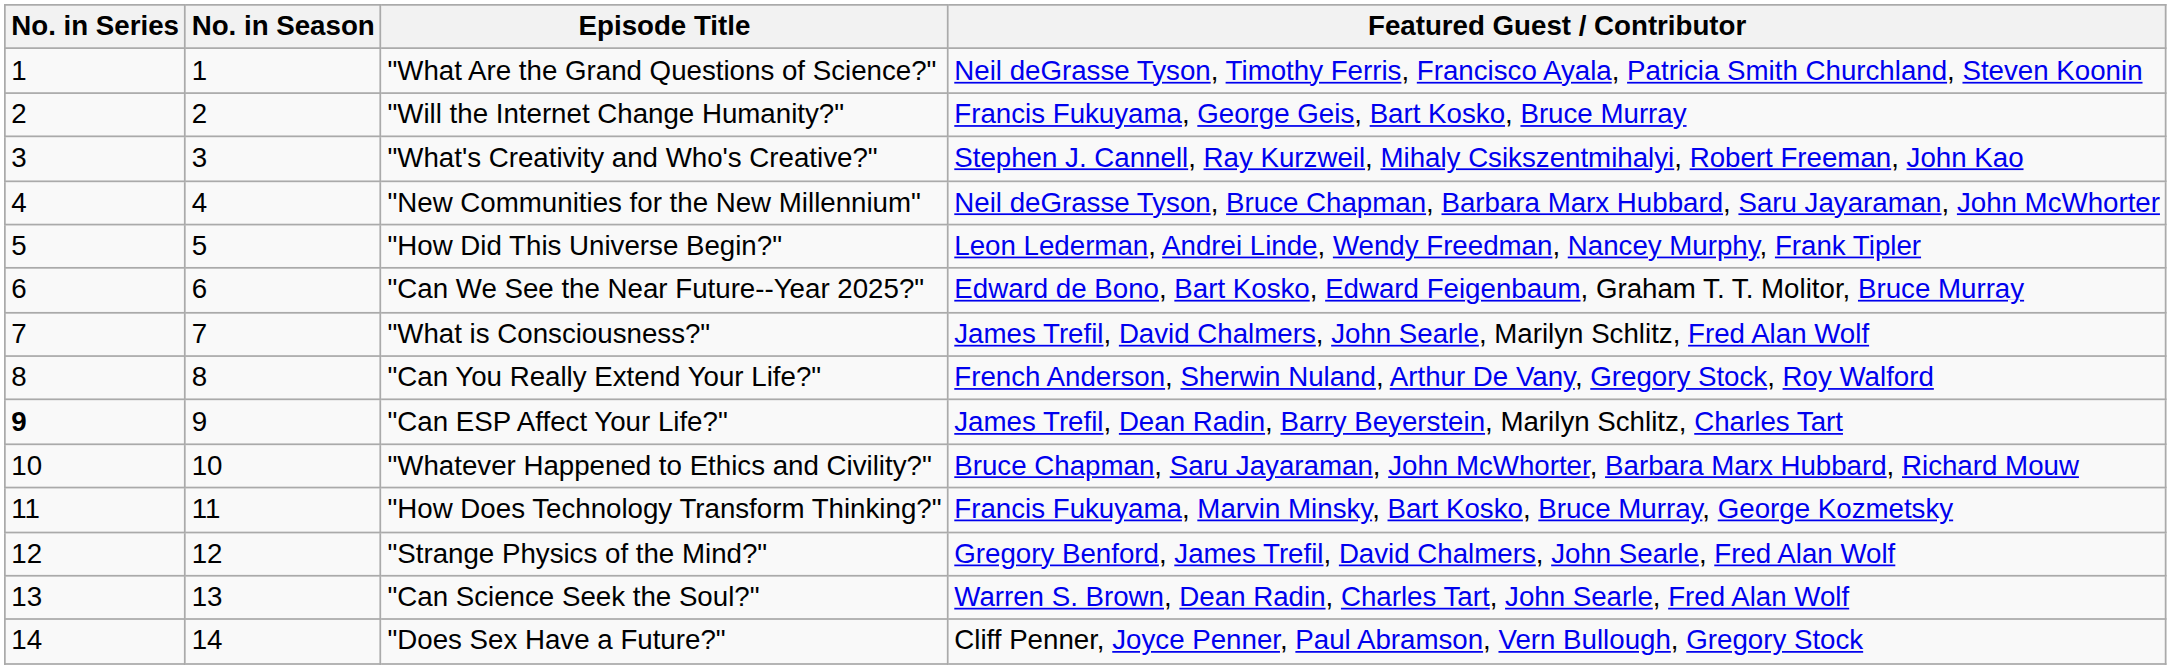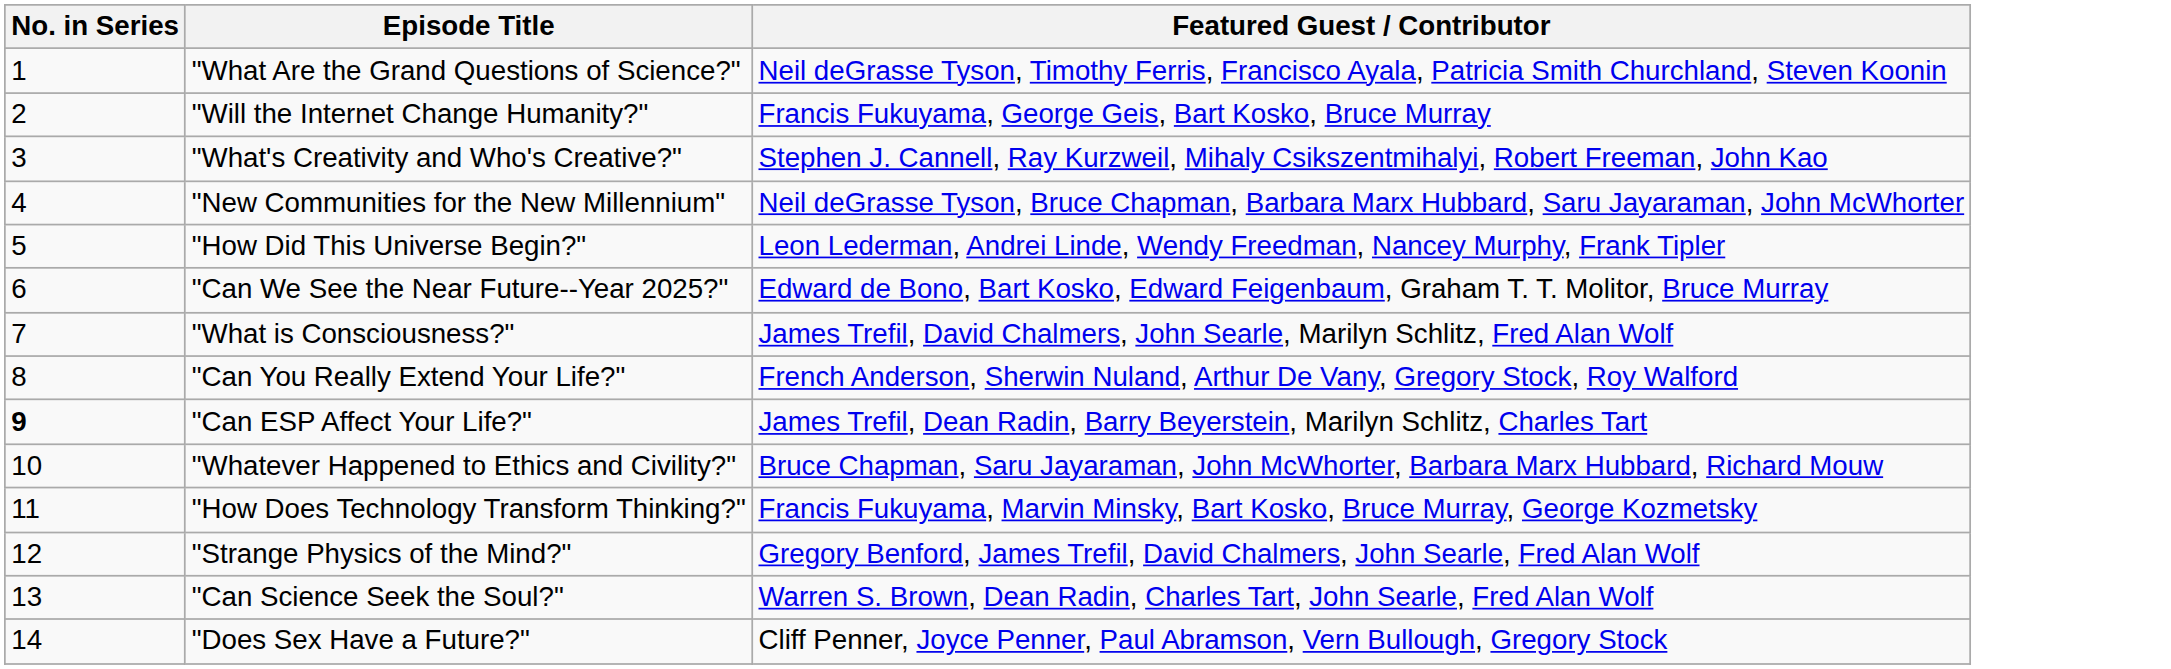- column: (283, 26)
